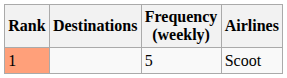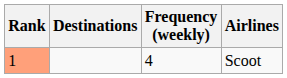(149, 60) 5 -> (149, 60) 4
